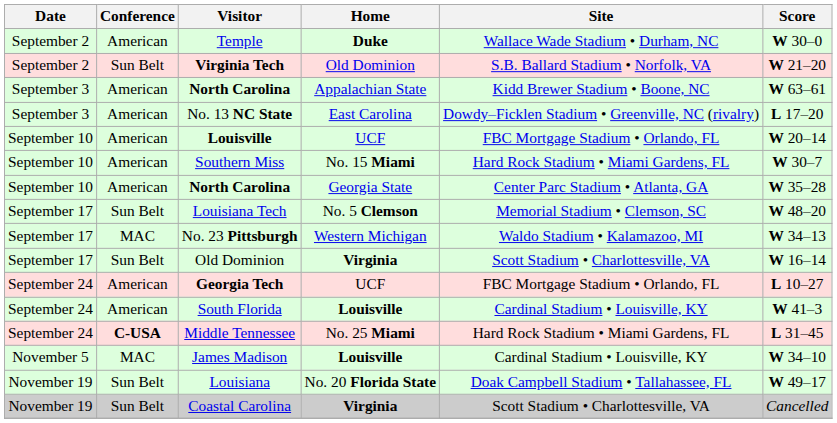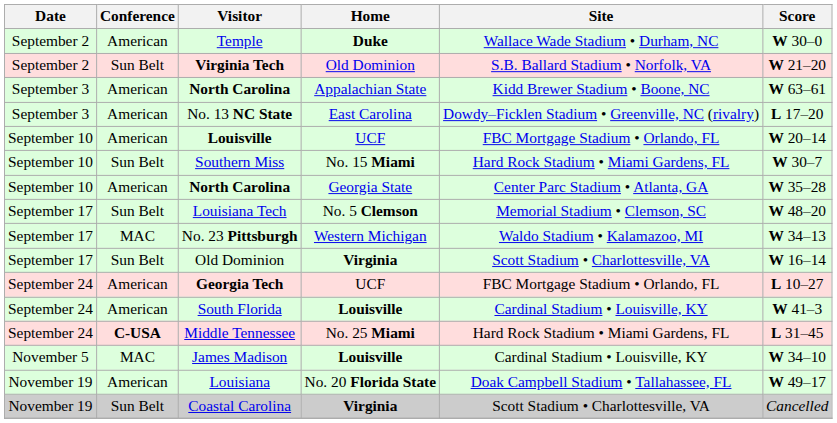(137, 162) American -> (137, 162) Sun Belt
(137, 382) Sun Belt -> (137, 382) American
